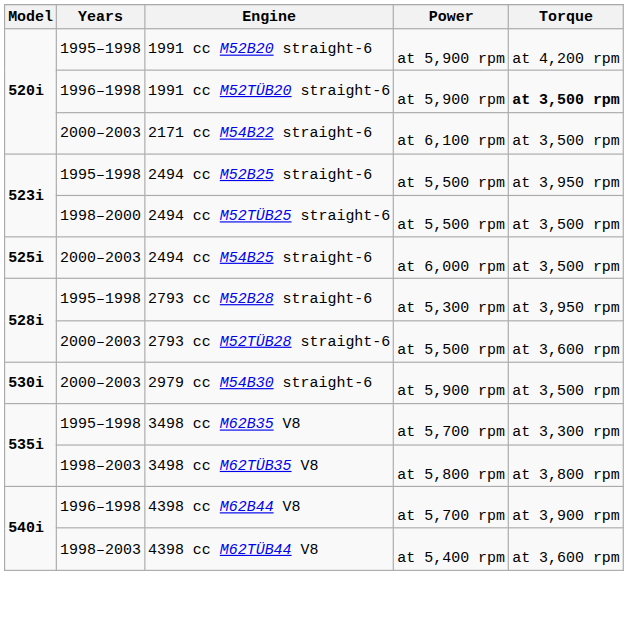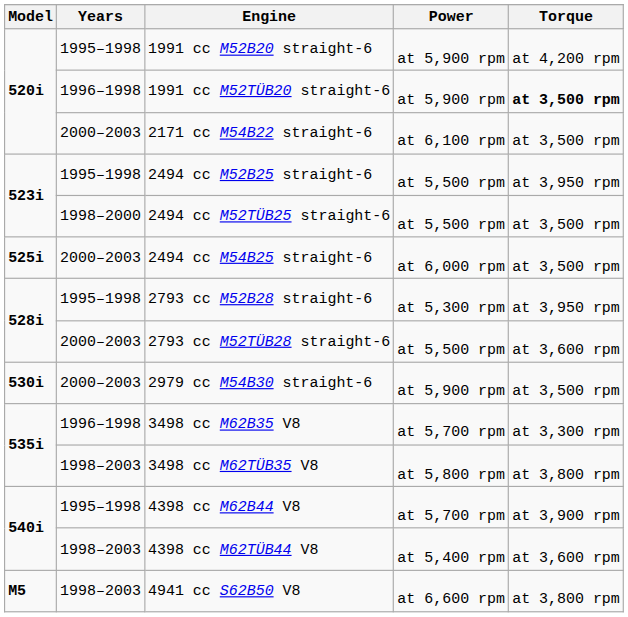(100, 424) 1995–1998 -> (100, 424) 1996–1998
(100, 508) 1996–1998 -> (100, 508) 1995–1998
+ row: (224, 591)
